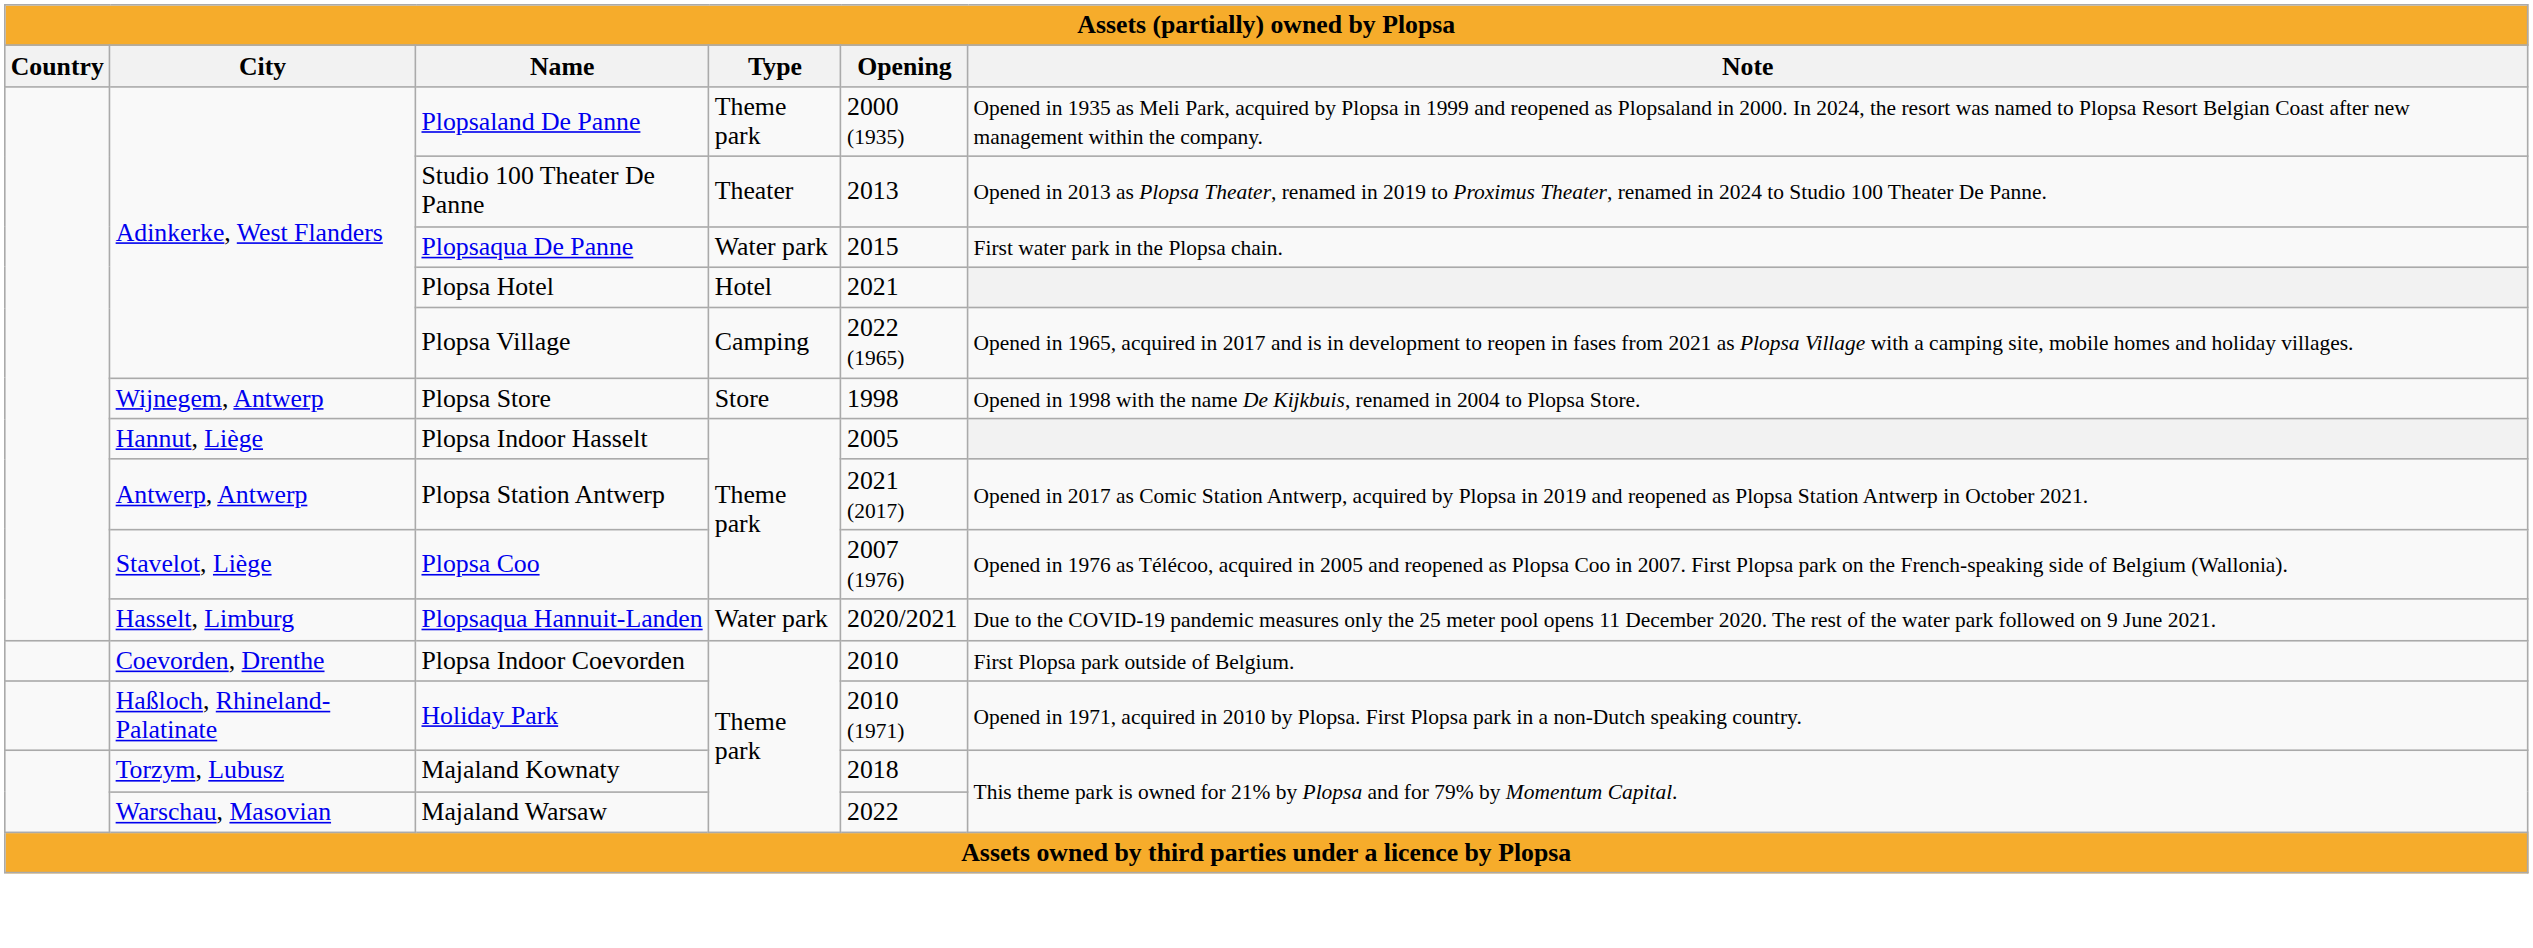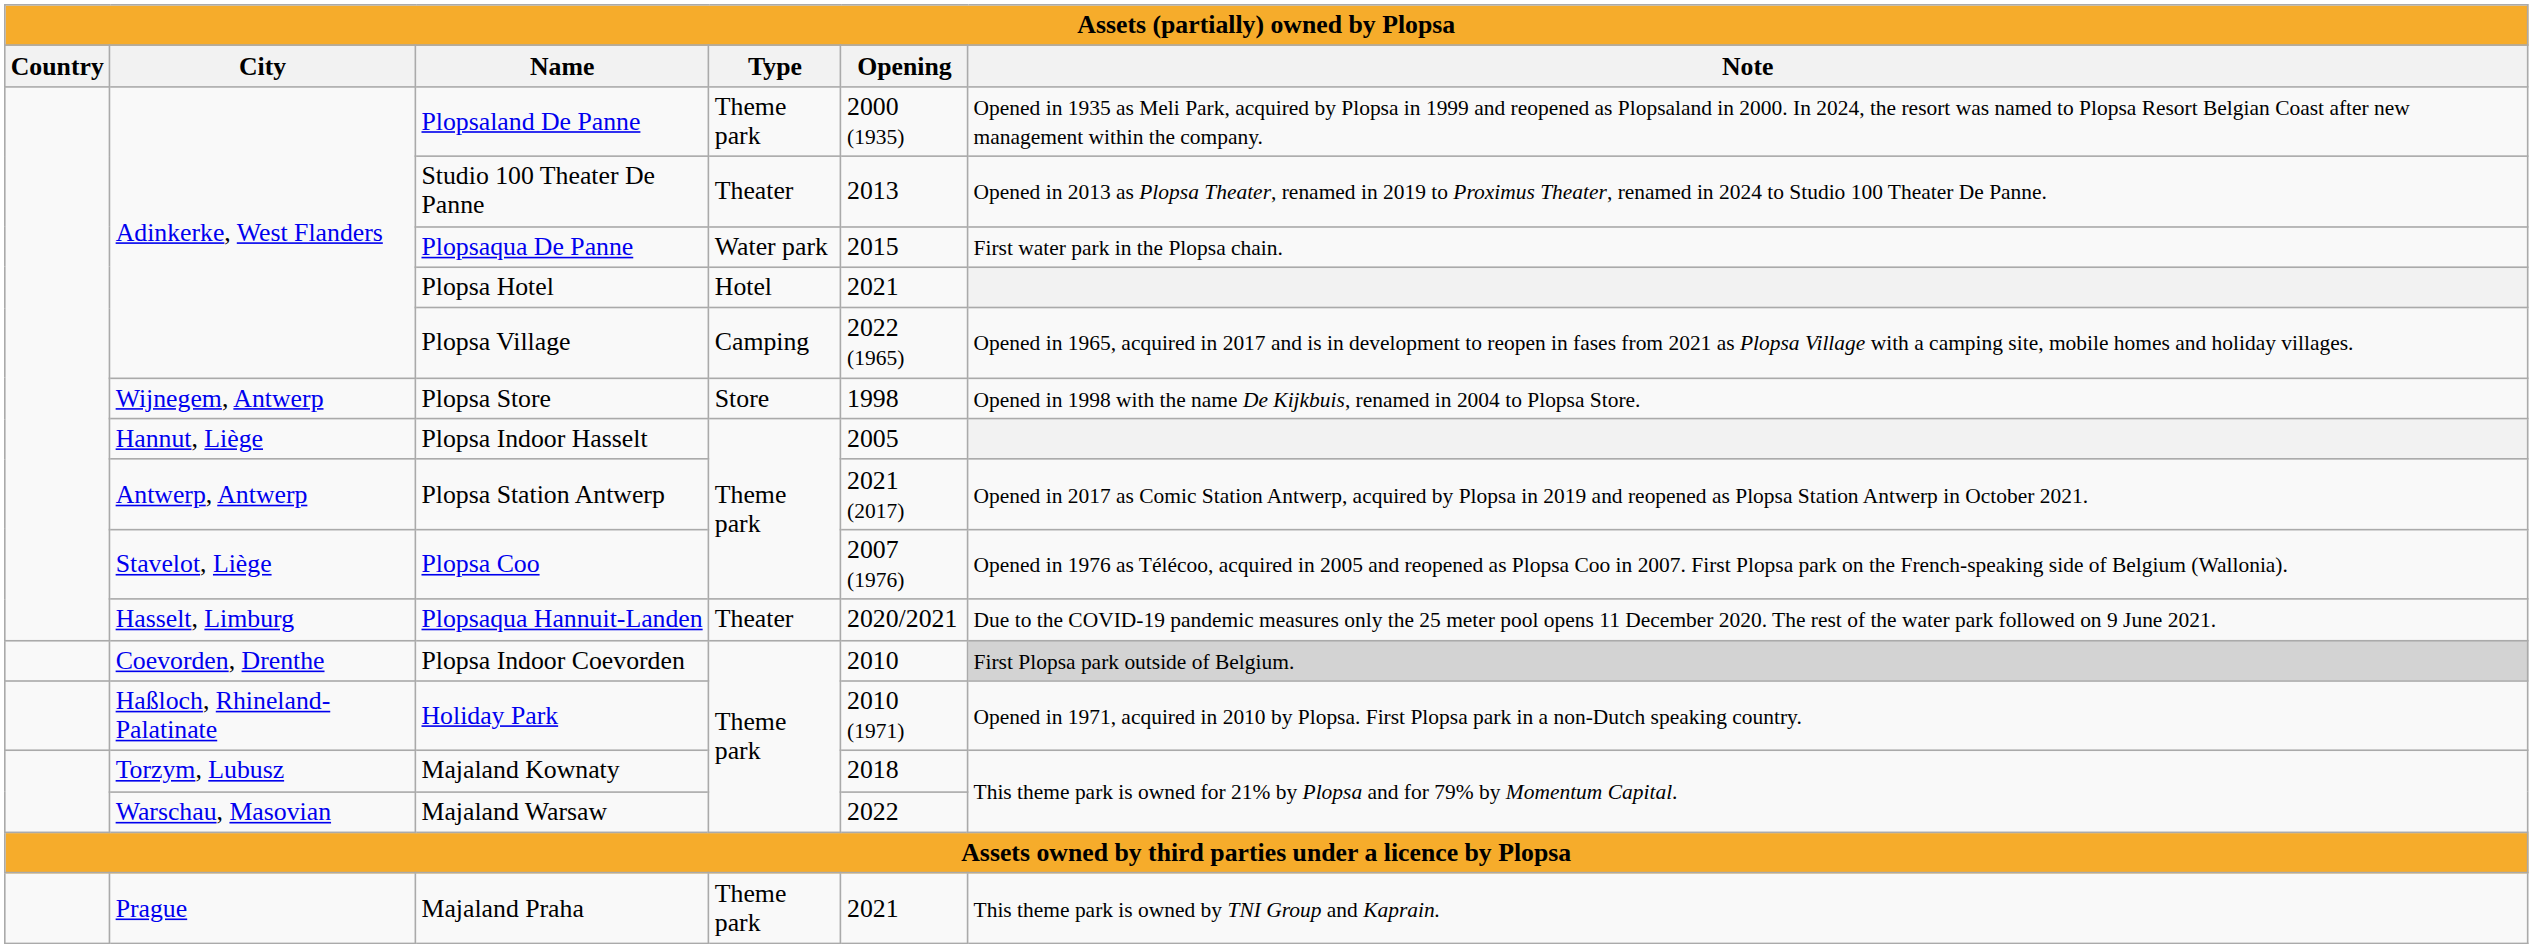(771, 619) Water park -> (754, 619) Theater
(1134, 661) no background -> (1134, 661) lightgrey background
+ row: (503, 907)
